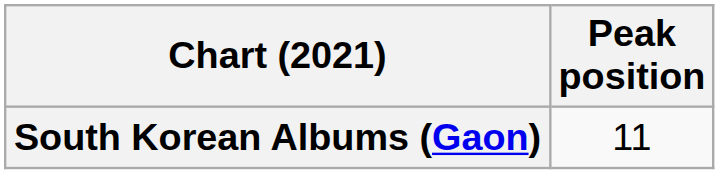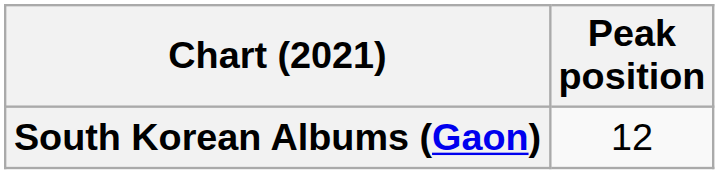(632, 136) 11 -> (632, 136) 12
